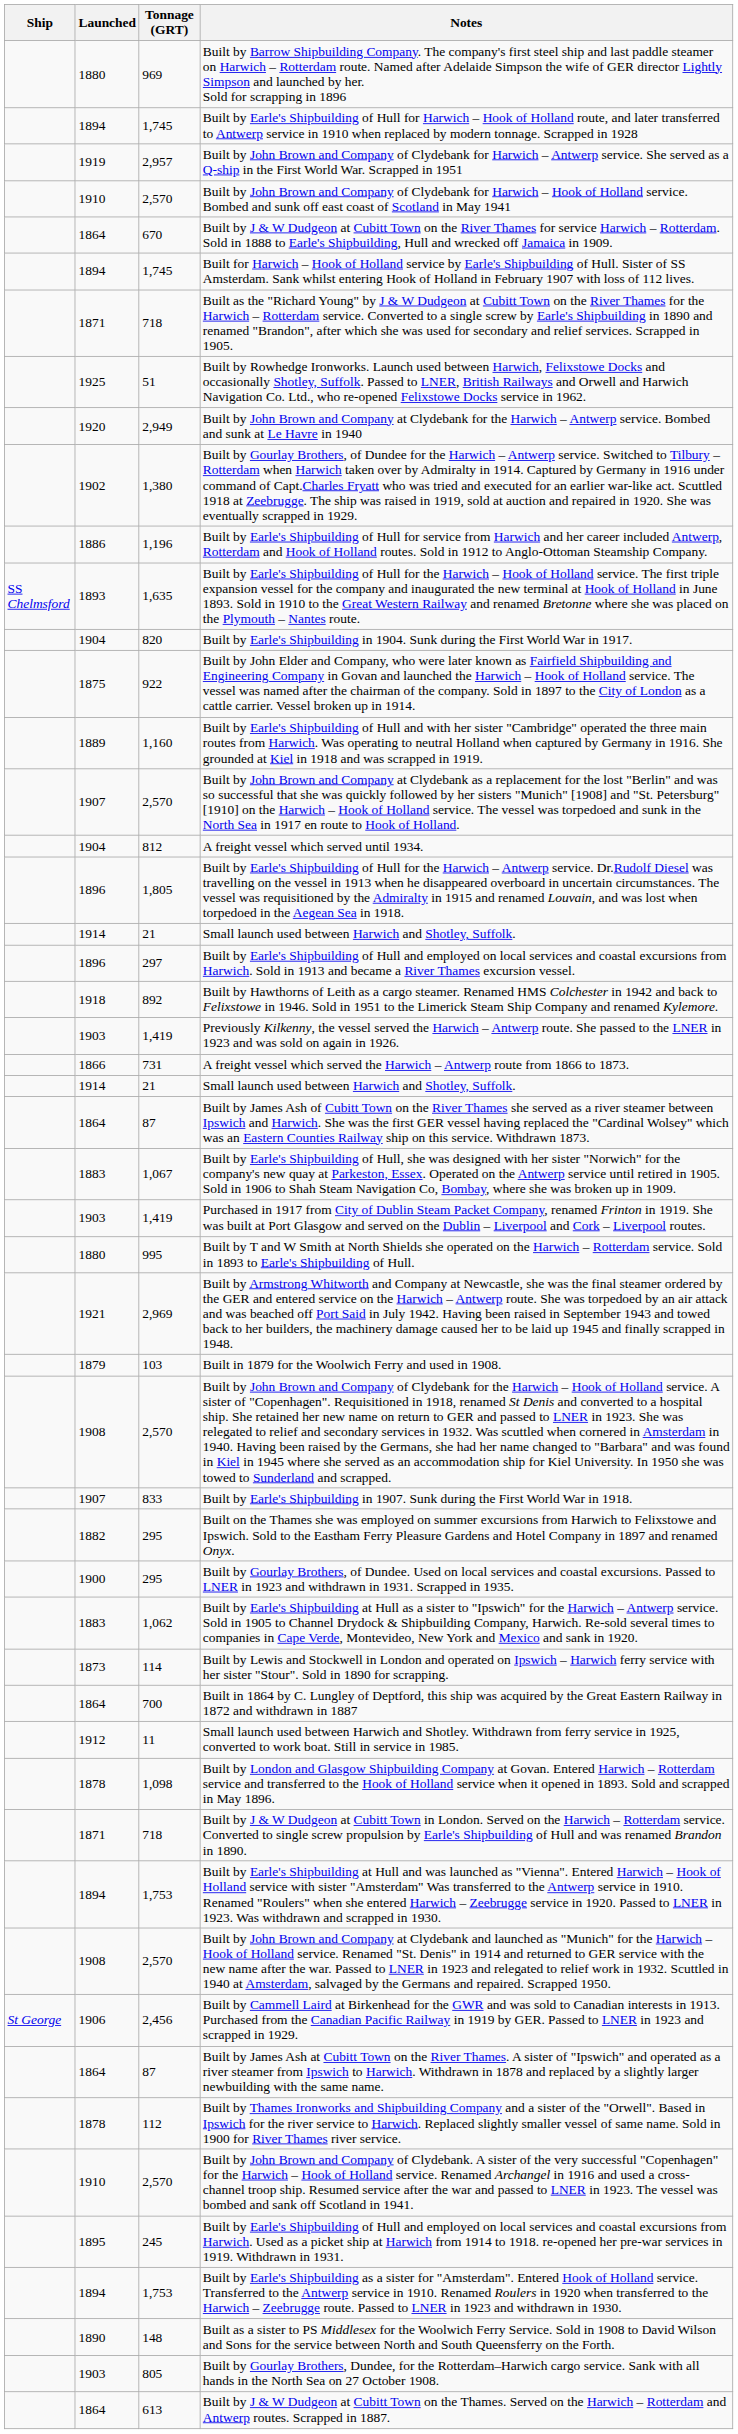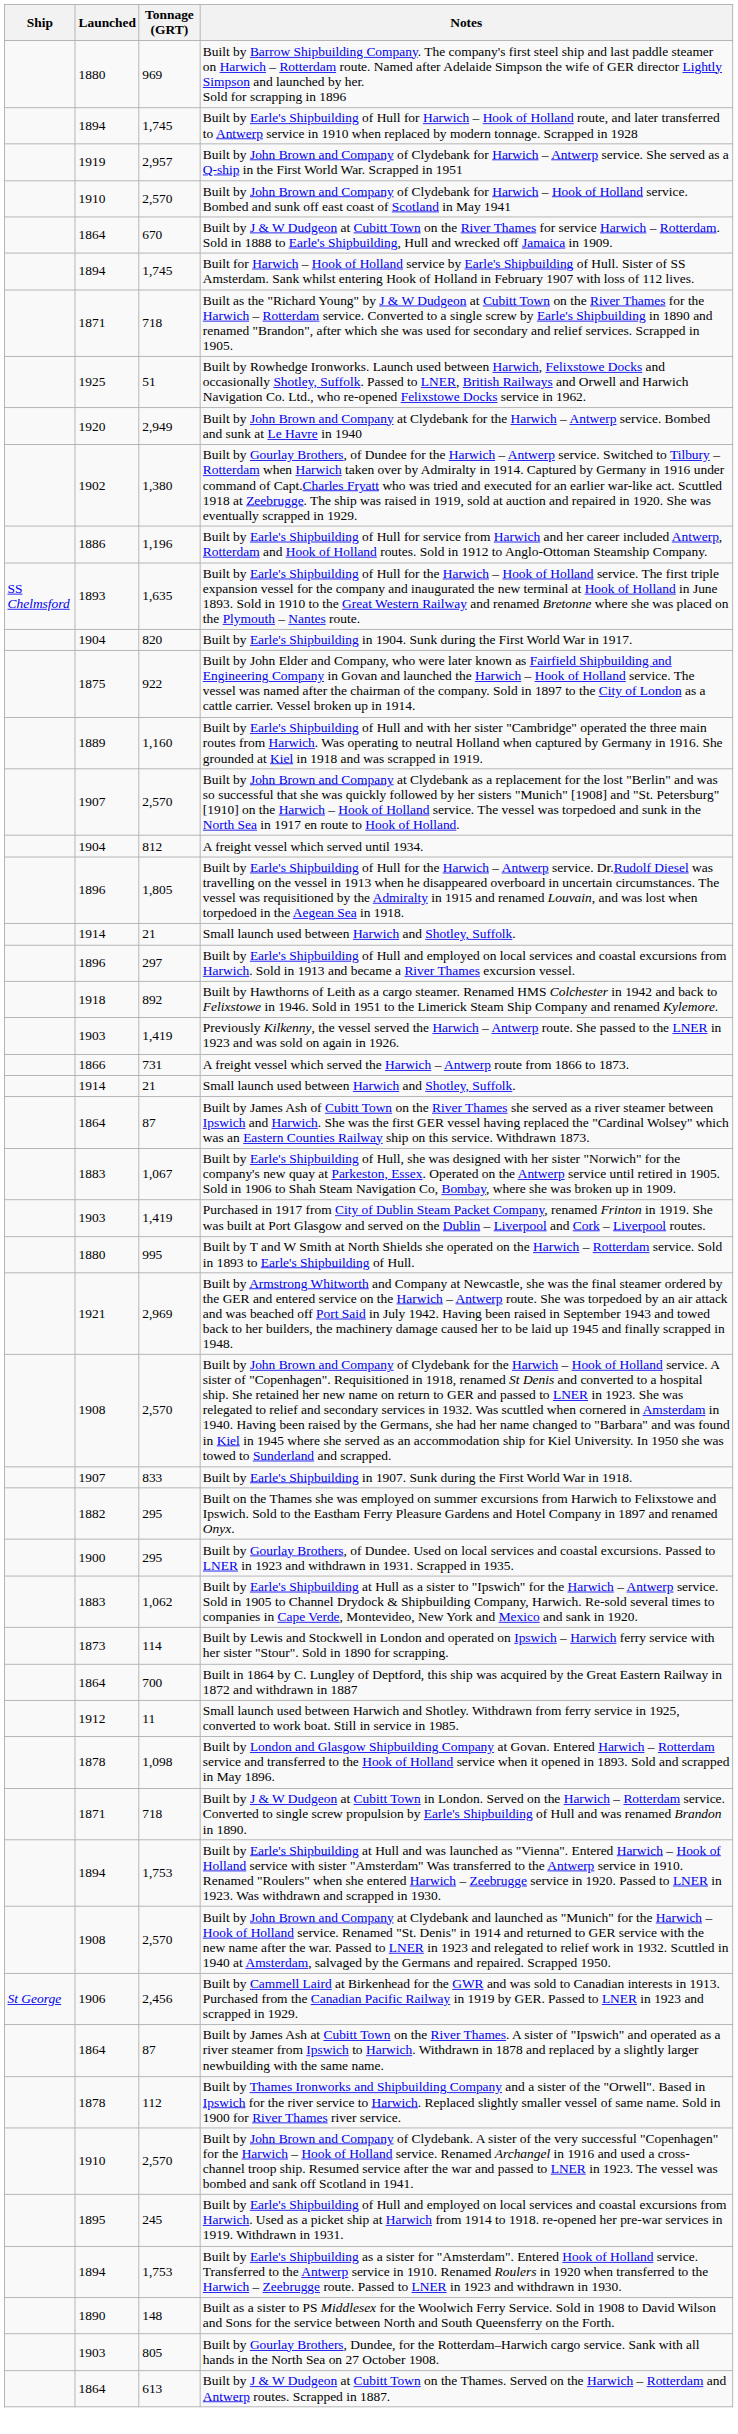- row: (152, 1365)
